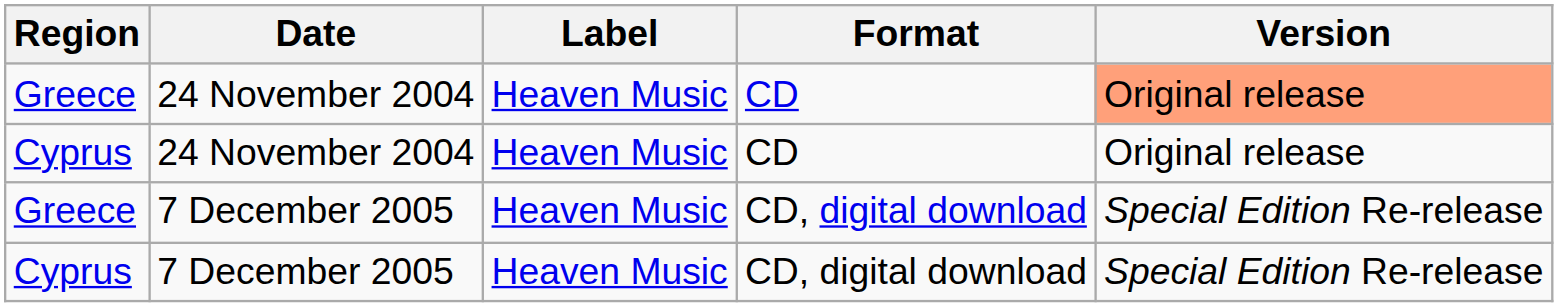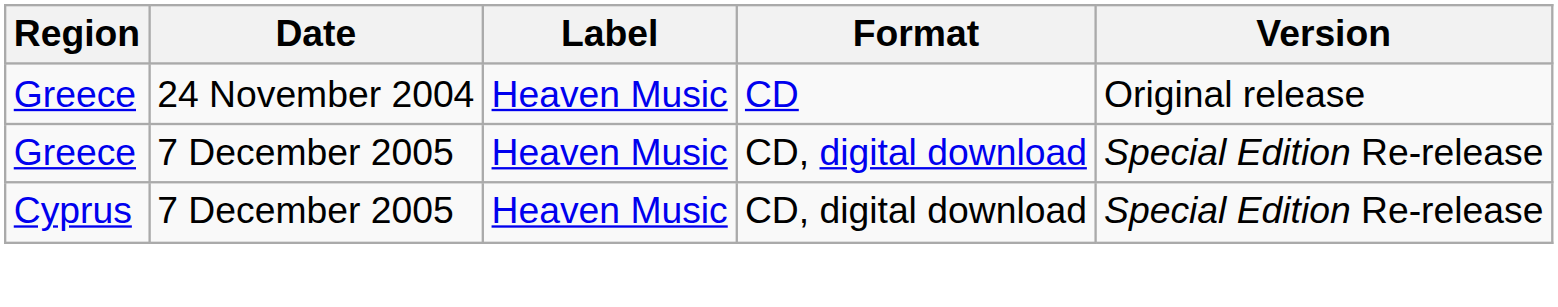(1235, 93) lightsalmon background -> (1235, 93) no background
- row: (73, 152)
